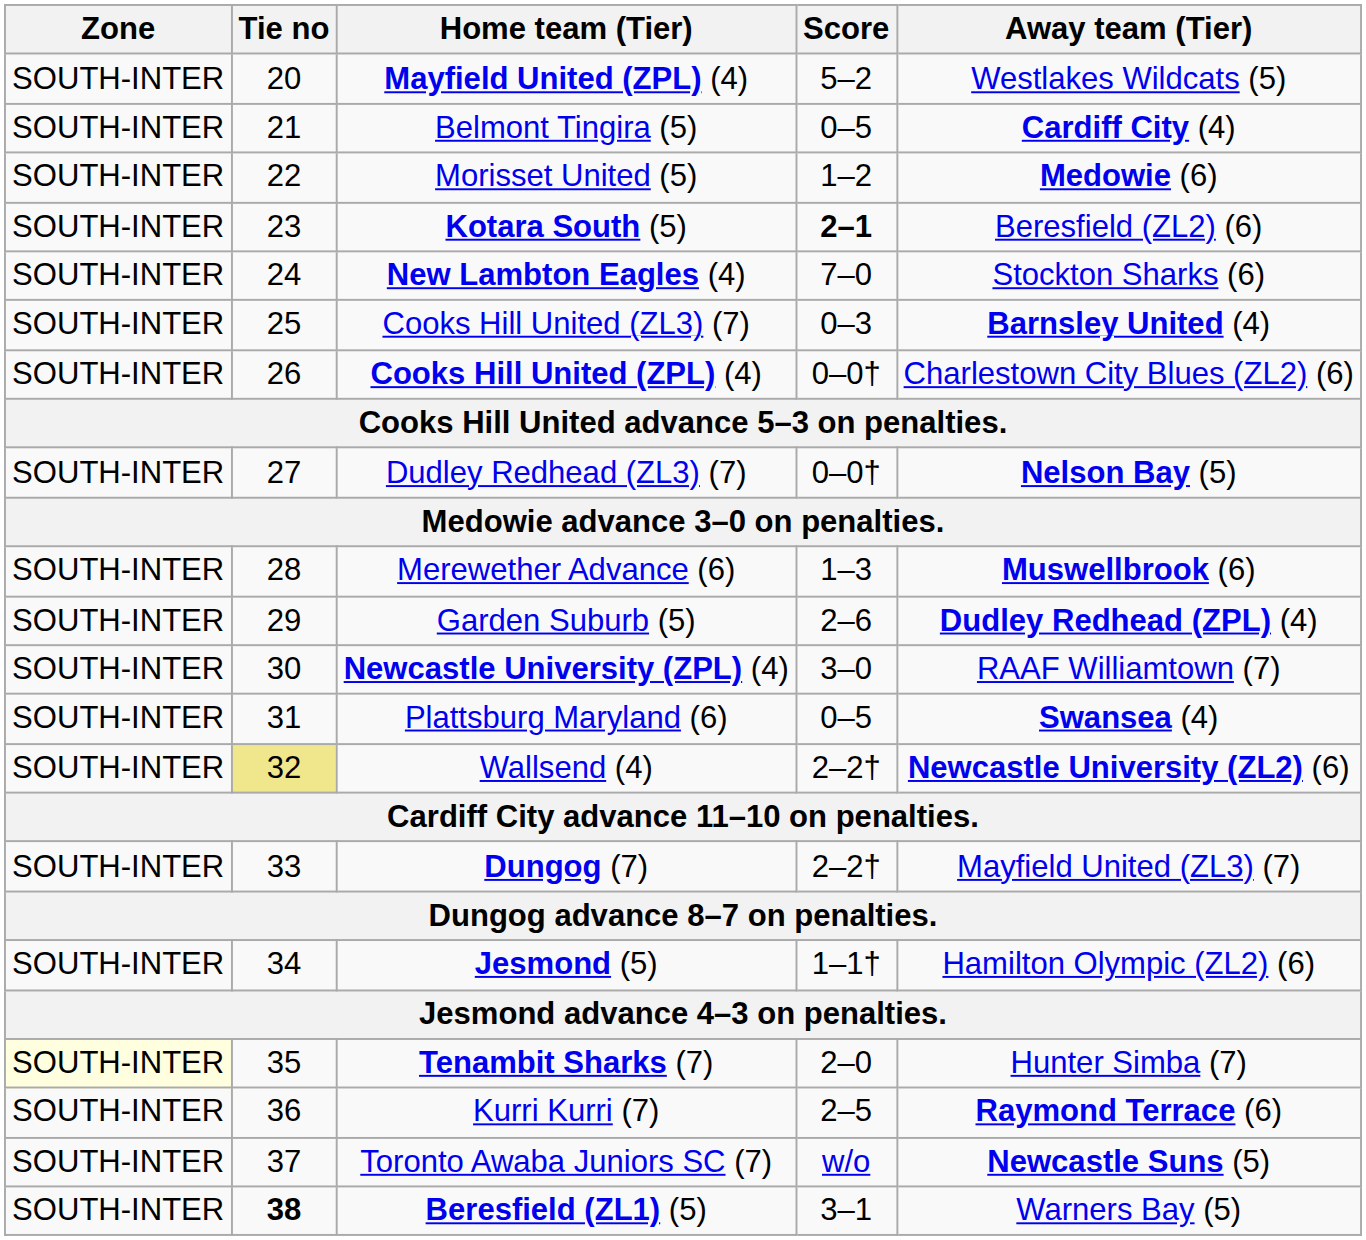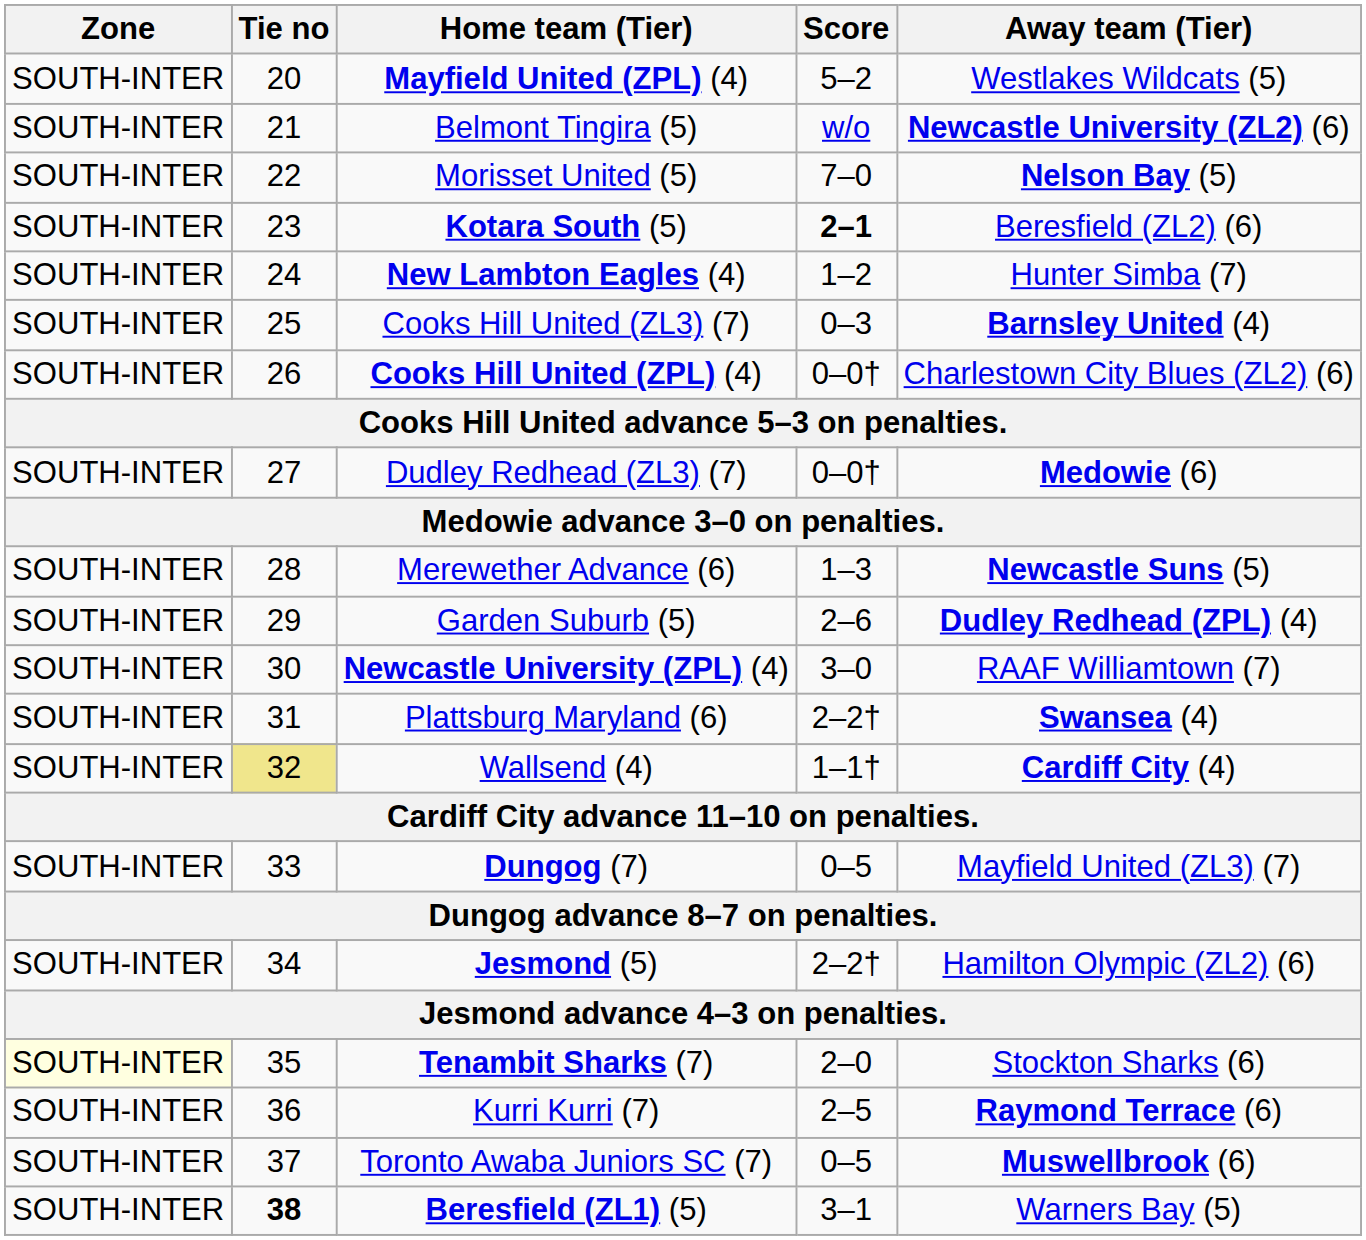(846, 127) 0–5 -> (846, 127) w/o
(1129, 127) Cardiff City (4) -> (1129, 127) Newcastle University (ZL2) (6)
(846, 176) 1–2 -> (846, 176) 7–0
(1129, 176) Medowie (6) -> (1129, 176) Nelson Bay (5)
(846, 275) 7–0 -> (846, 275) 1–2
(1129, 275) Stockton Sharks (6) -> (1129, 275) Hunter Simba (7)
(1129, 472) Nelson Bay (5) -> (1129, 472) Medowie (6)
(1129, 570) Muswellbrook (6) -> (1129, 570) Newcastle Suns (5)
(846, 718) 0–5 -> (846, 718) 2–2†
(846, 767) 2–2† -> (846, 767) 1–1†
(1129, 767) Newcastle University (ZL2) (6) -> (1129, 767) Cardiff City (4)
(846, 865) 2–2† -> (846, 865) 0–5
(846, 964) 1–1† -> (846, 964) 2–2†
(1129, 1062) Hunter Simba (7) -> (1129, 1062) Stockton Sharks (6)
(846, 1161) w/o -> (846, 1161) 0–5
(1129, 1161) Newcastle Suns (5) -> (1129, 1161) Muswellbrook (6)
